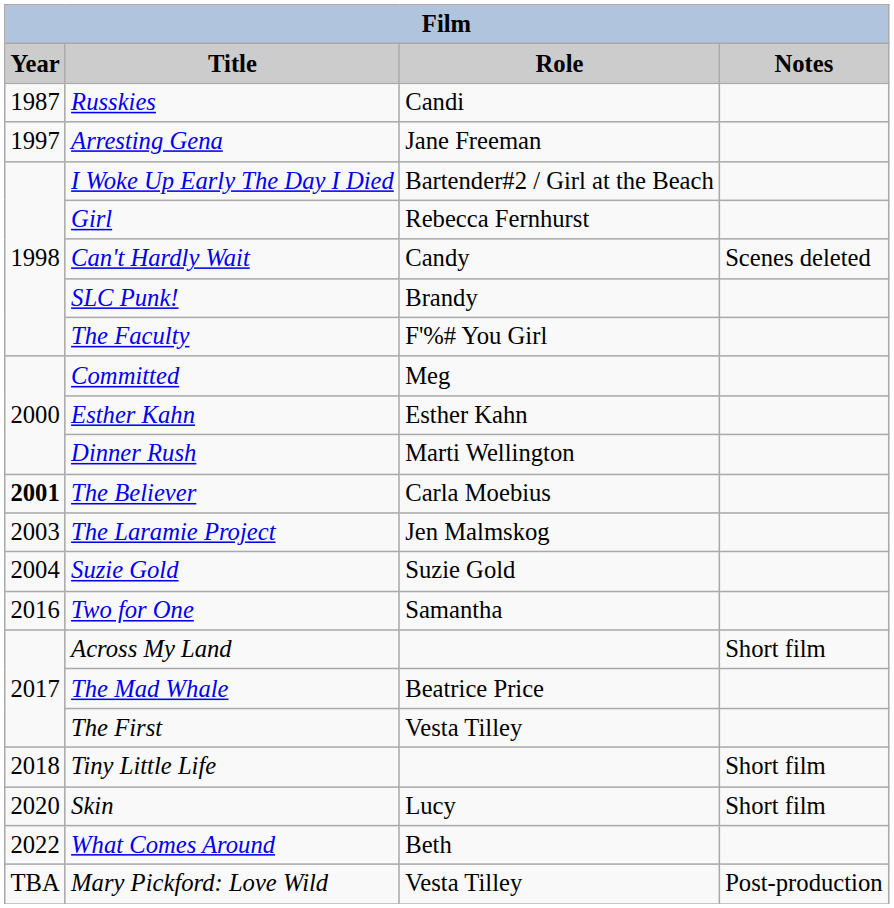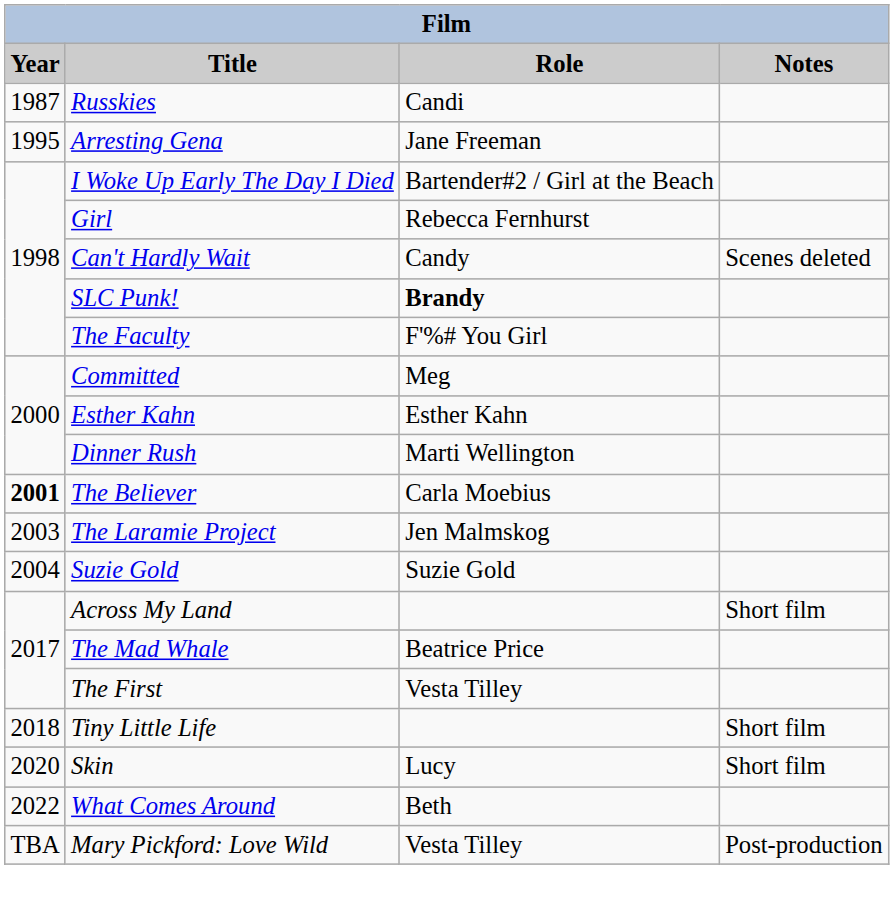(35, 141) 1997 -> (35, 141) 1995
(441, 297) normal -> (445, 297) bold
- row: (132, 610)
